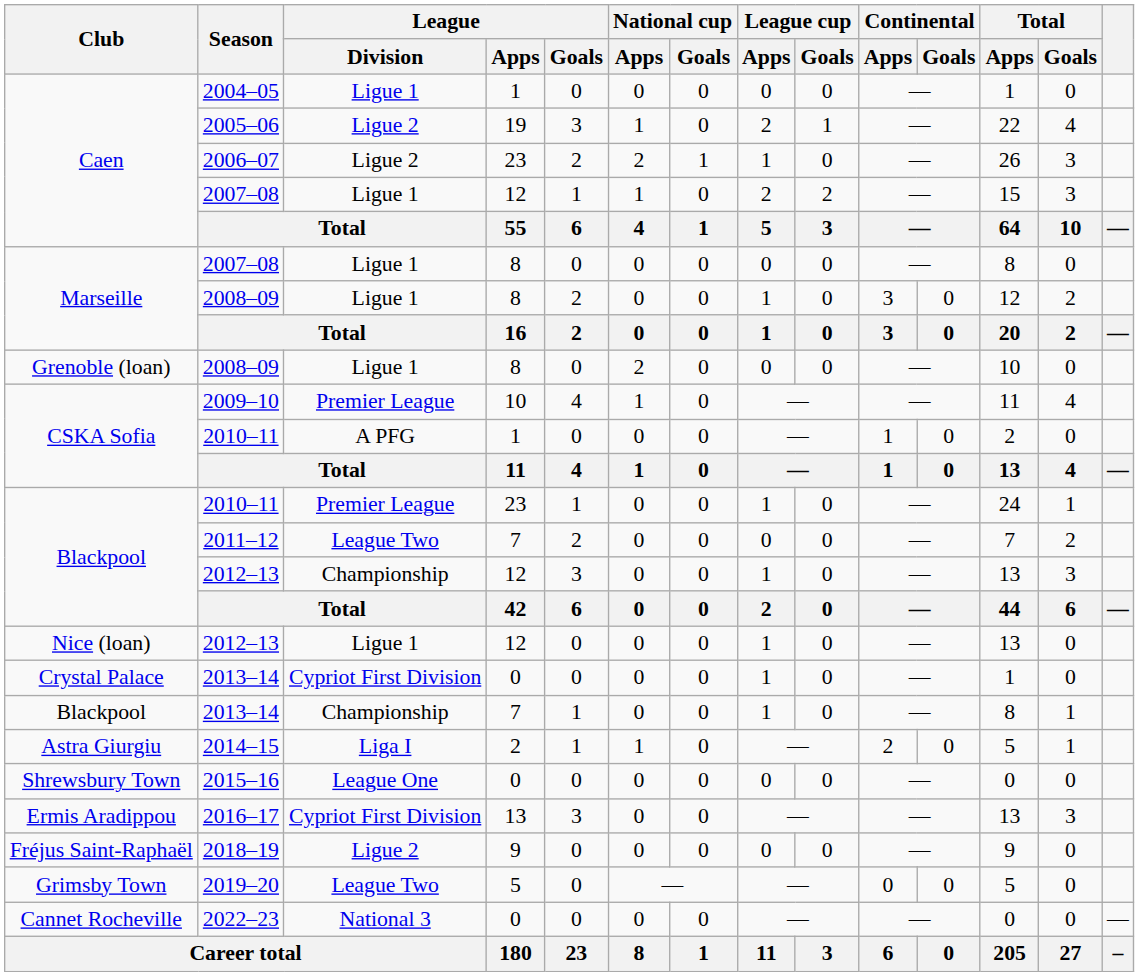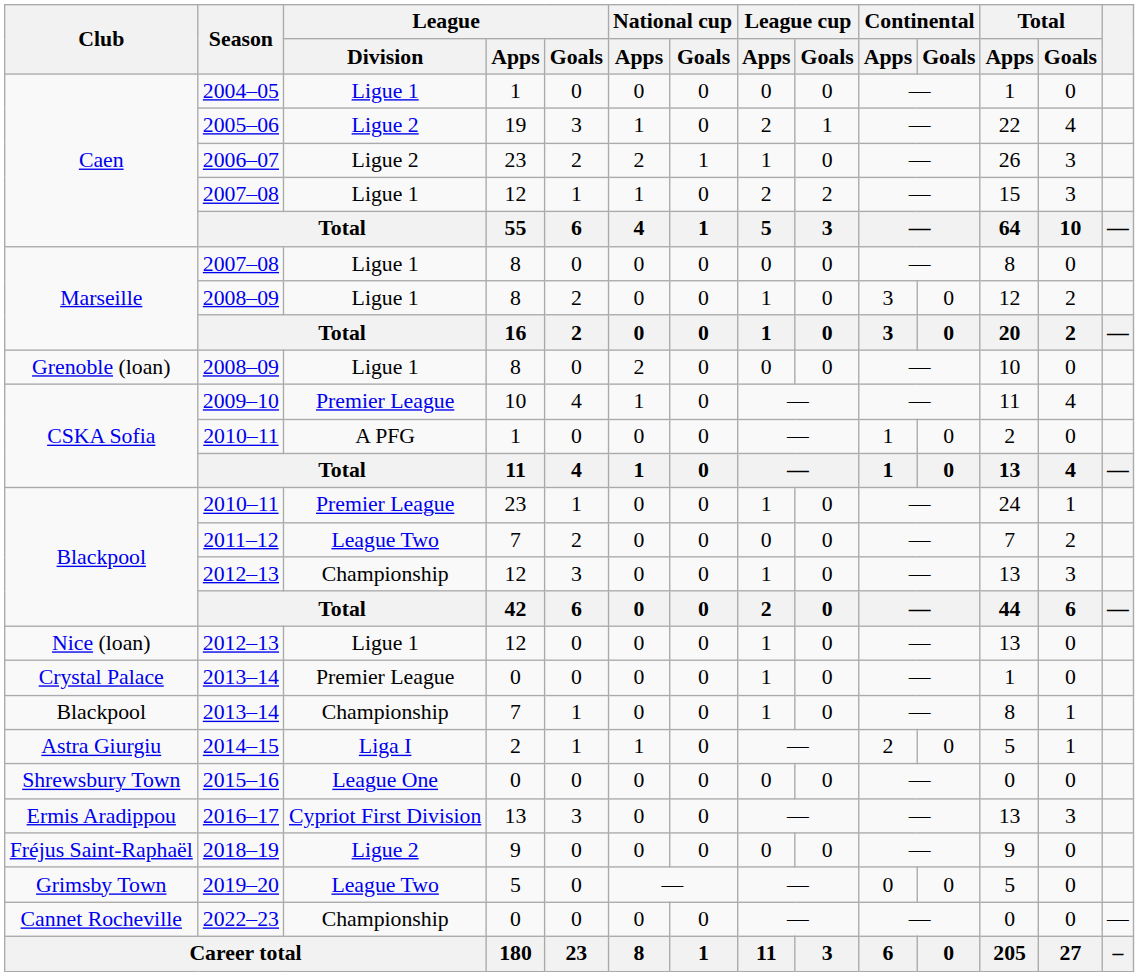(385, 677) Cypriot First Division -> (385, 677) Premier League
(385, 919) National 3 -> (385, 919) Championship
